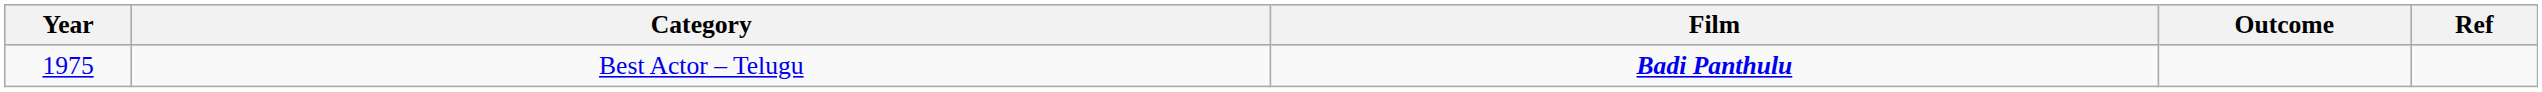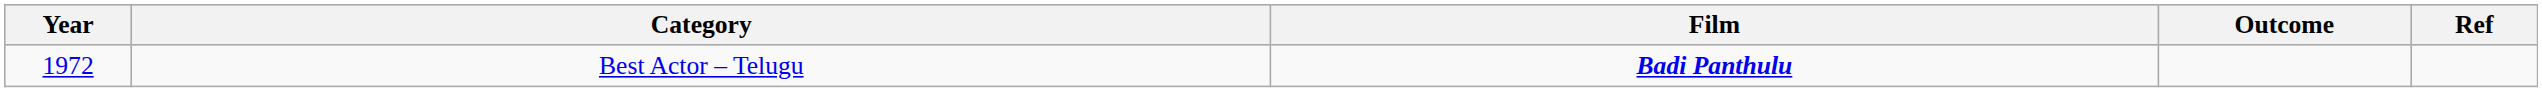(68, 65) 1975 -> (68, 65) 1972
